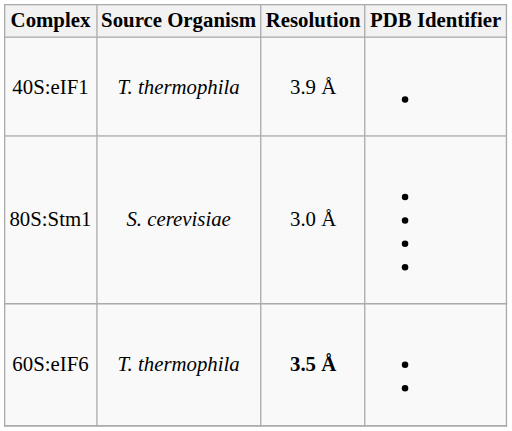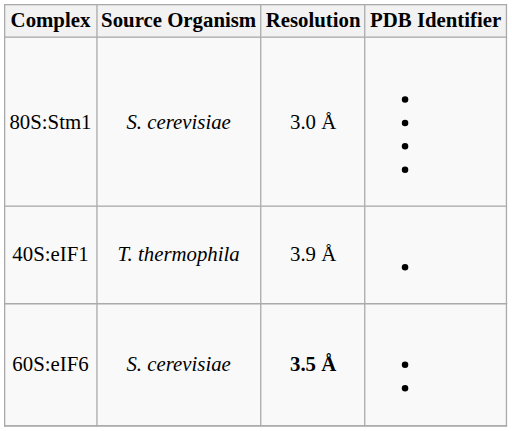rows swapped: (50, 219) <-> (50, 86)
(179, 364) T. thermophila -> (179, 364) S. cerevisiae
